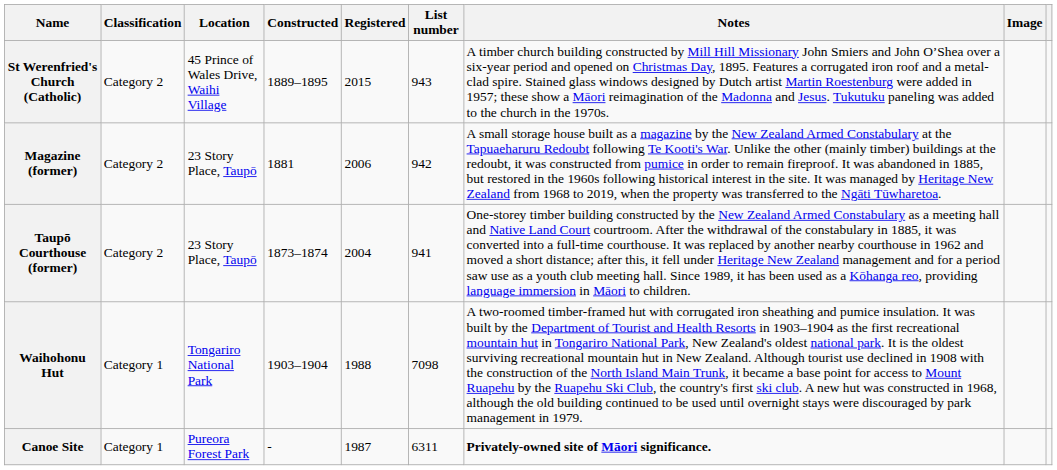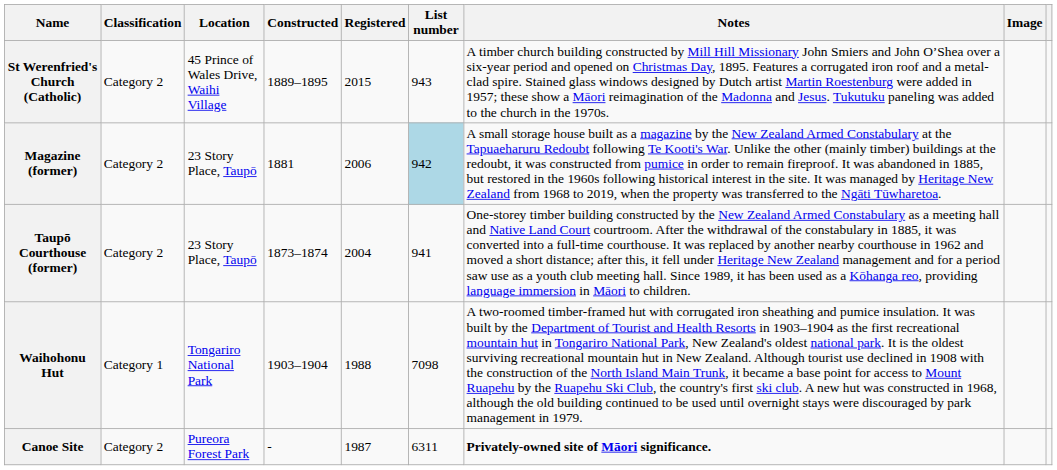(422, 163) no background -> (422, 163) lightblue background
(133, 446) Category 1 -> (133, 446) Category 2
